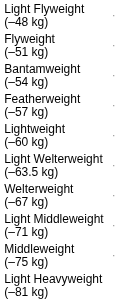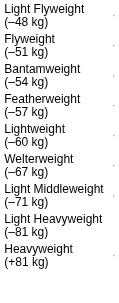- row: (53, 165)
- row: (39, 255)
+ row: (39, 255)
